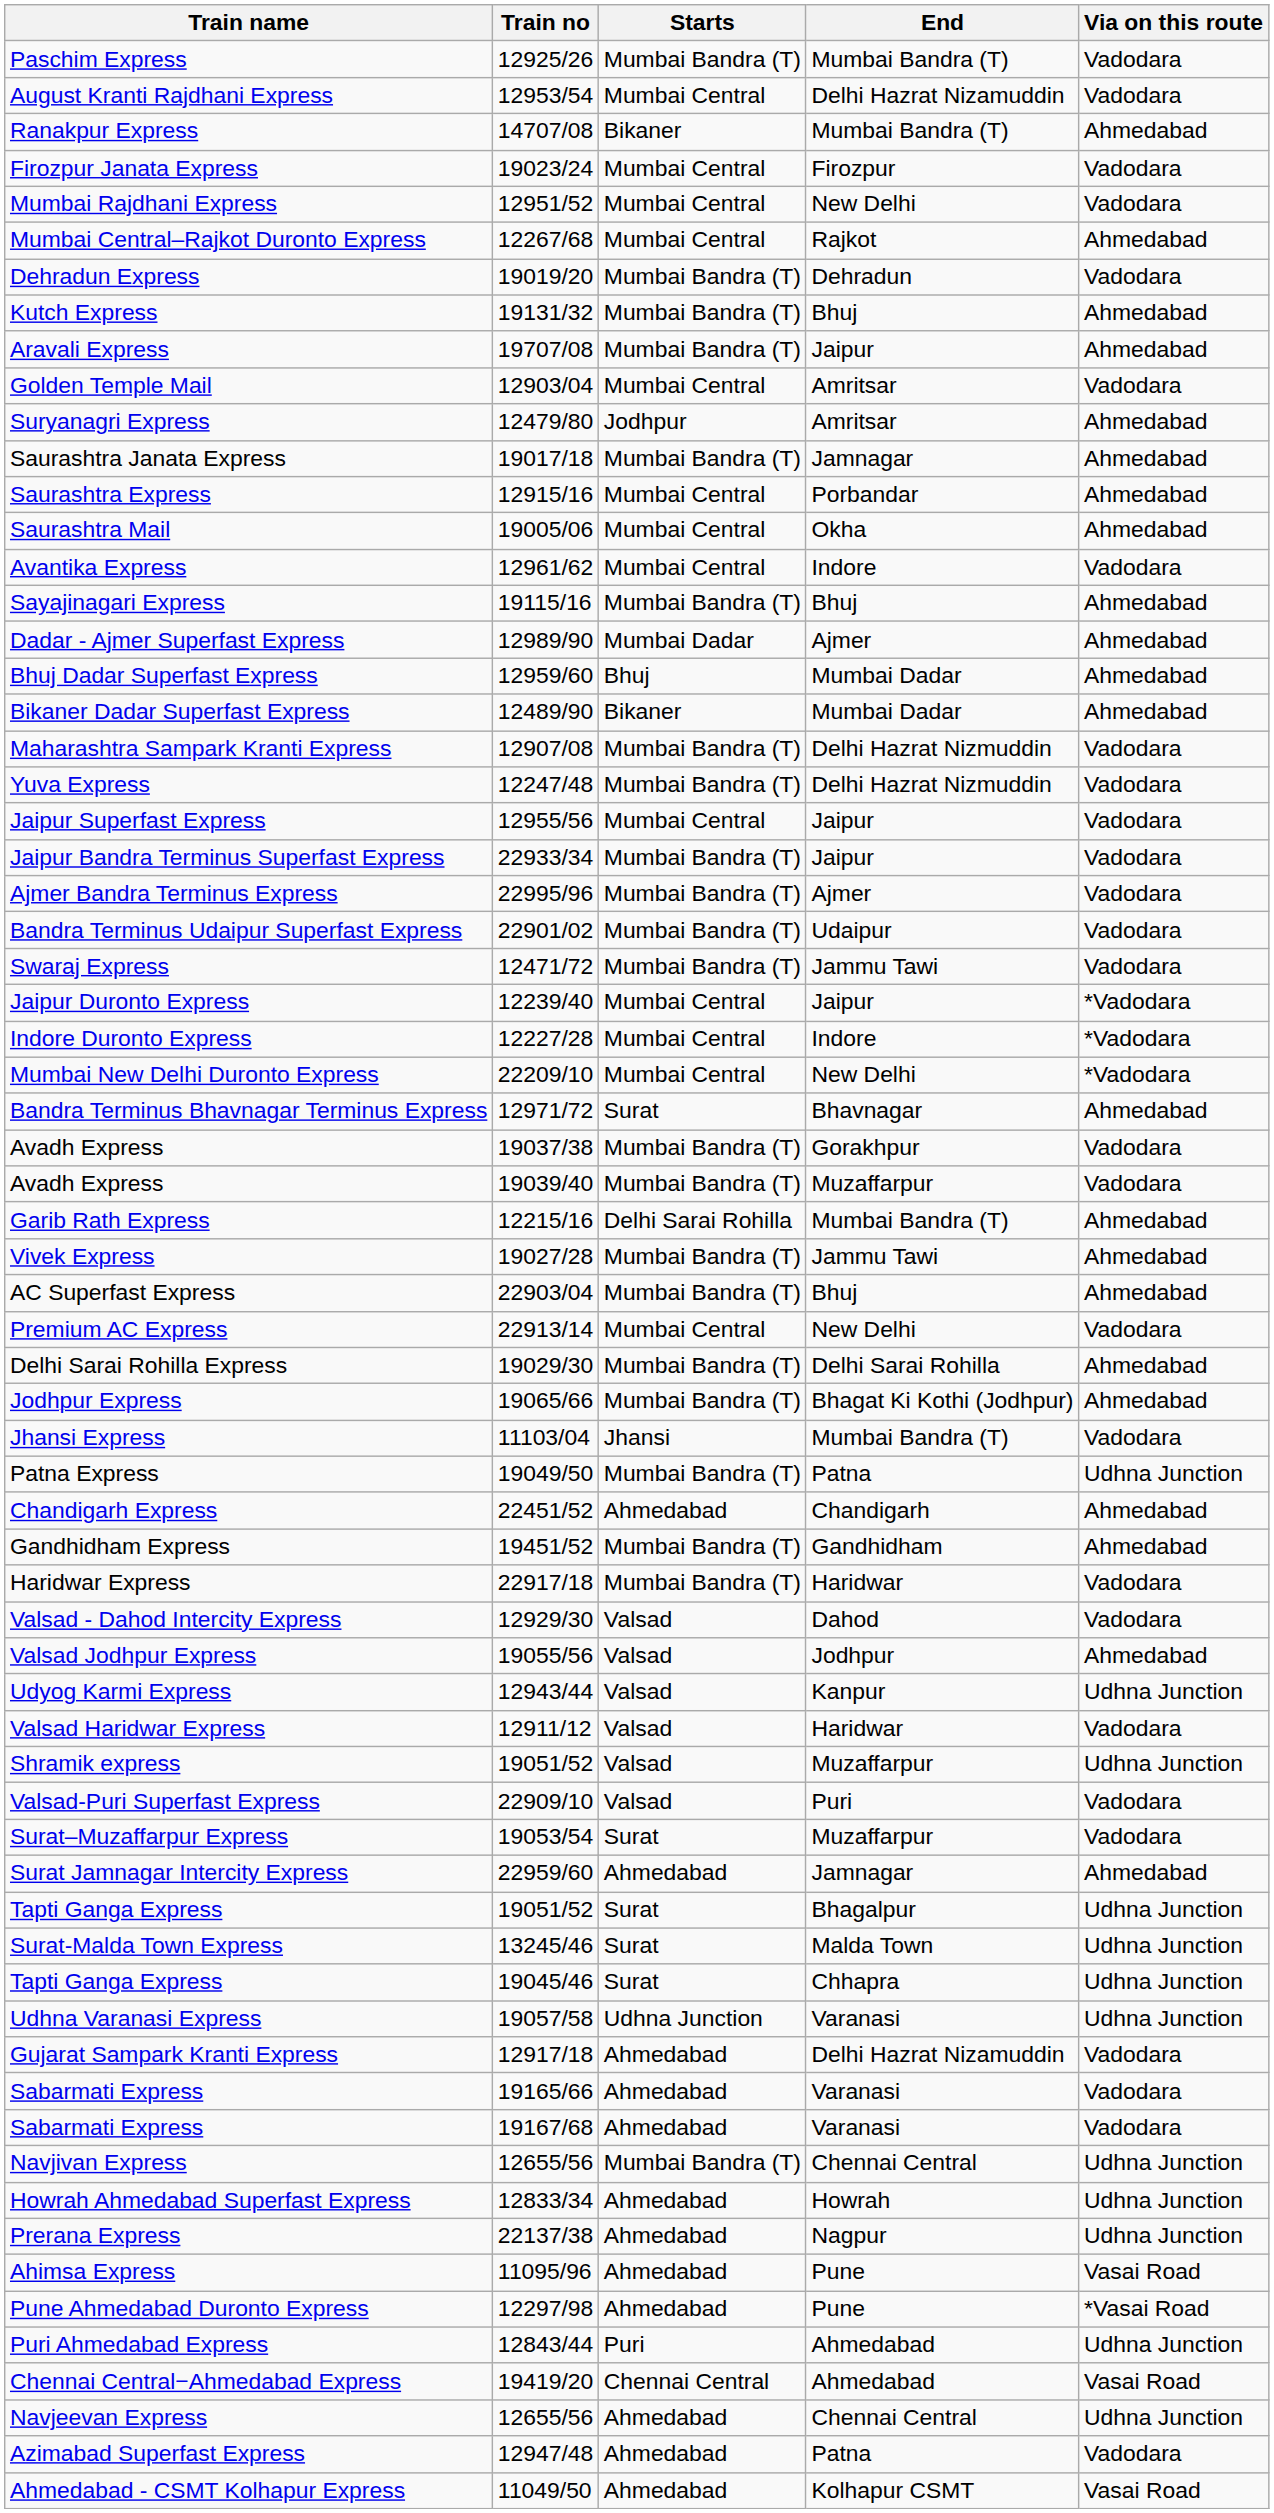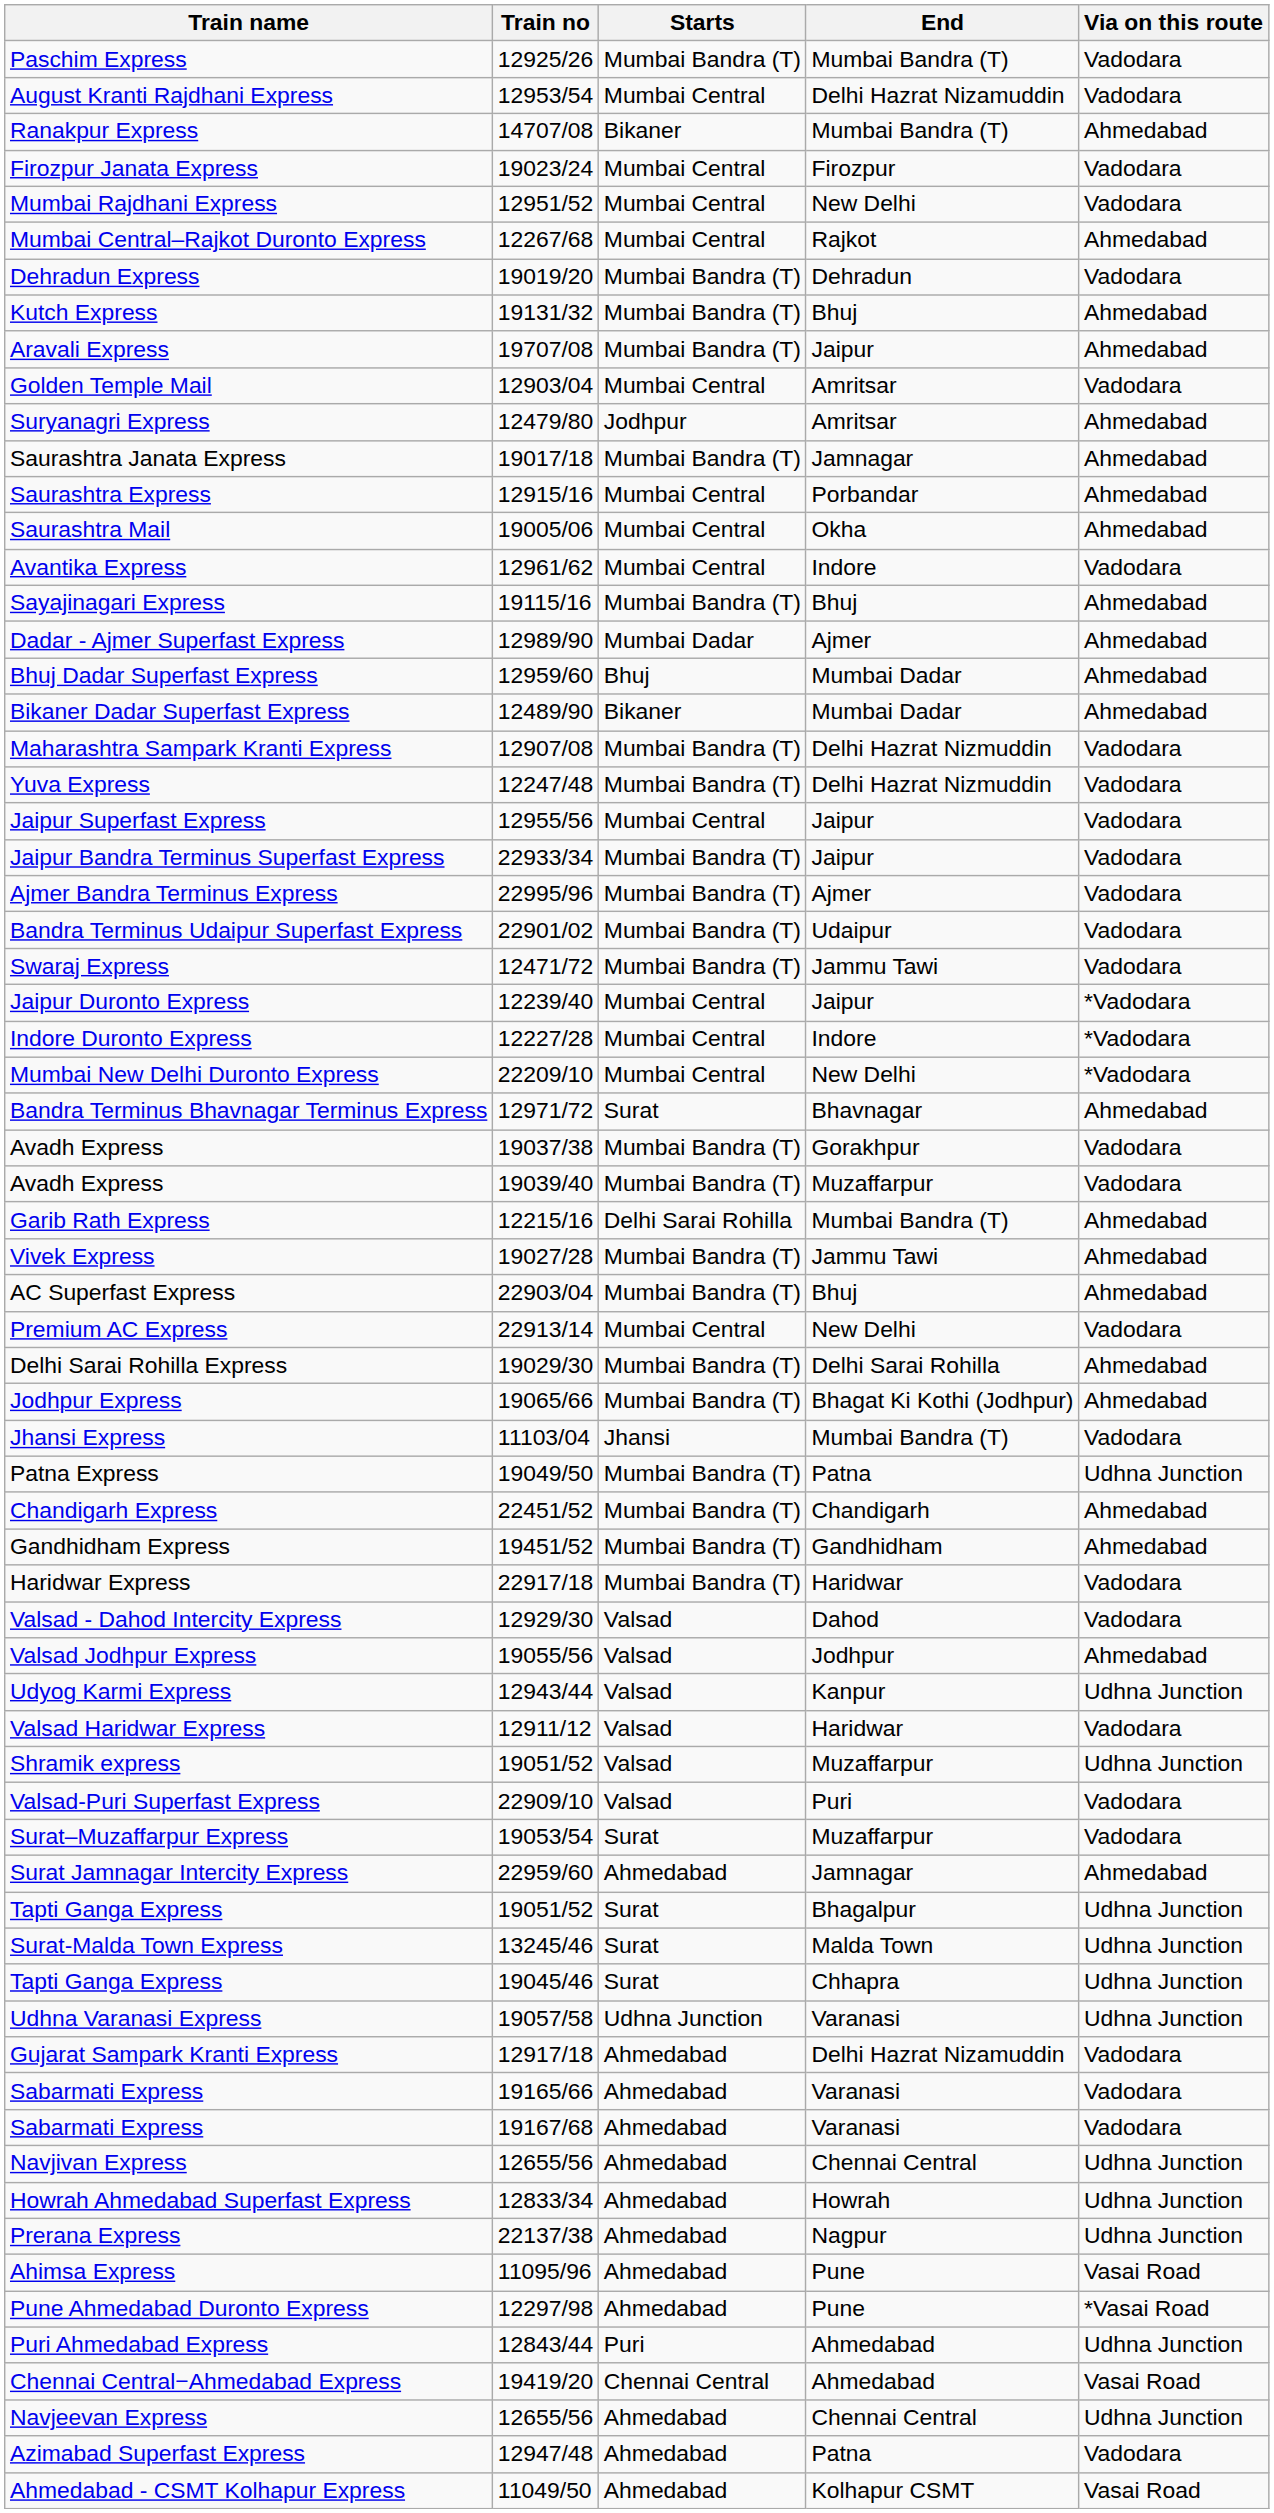(666, 1510) Ahmedabad -> (702, 1510) Mumbai Bandra (T)
(702, 2163) Mumbai Bandra (T) -> (666, 2163) Ahmedabad
